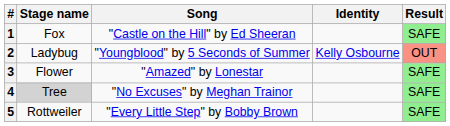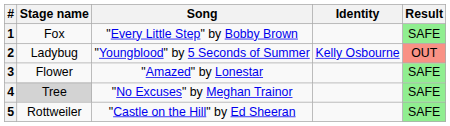(202, 33) "Castle on the Hill" by Ed Sheeran -> (202, 33) "Every Little Step" by Bobby Brown
(202, 111) "Every Little Step" by Bobby Brown -> (202, 111) "Castle on the Hill" by Ed Sheeran
